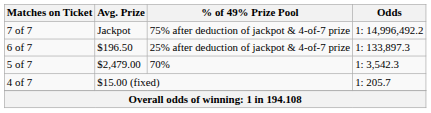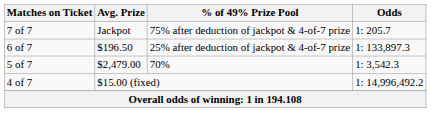(389, 30) 1: 14,996,492.2 -> (373, 30) 1: 205.7
(373, 82) 1: 205.7 -> (389, 82) 1: 14,996,492.2
